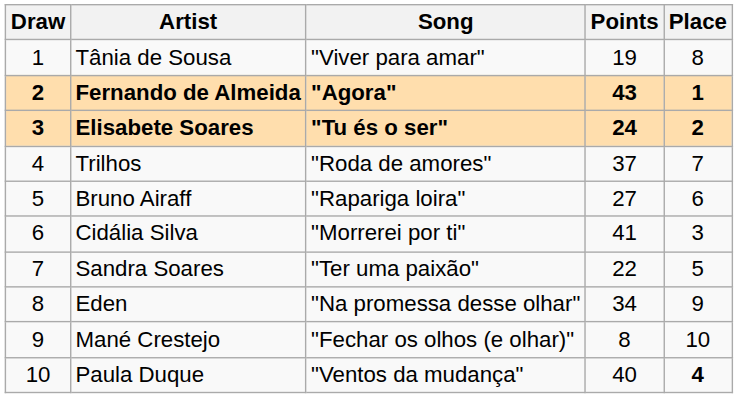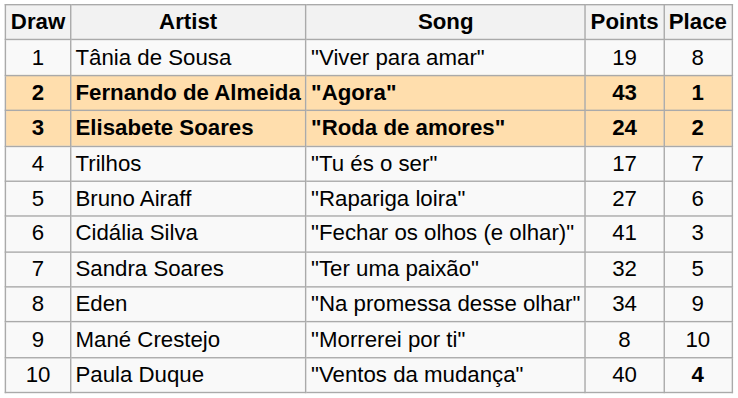(380, 127) "Tu és o ser" -> (408, 127) "Roda de amores"
(401, 163) "Roda de amores" -> (374, 163) "Tu és o ser"
(625, 163) 37 -> (625, 163) 17
(388, 233) "Morrerei por ti" -> (443, 233) "Fechar os olhos (e olhar)"
(625, 269) 22 -> (625, 269) 32
(443, 339) "Fechar os olhos (e olhar)" -> (388, 339) "Morrerei por ti"
